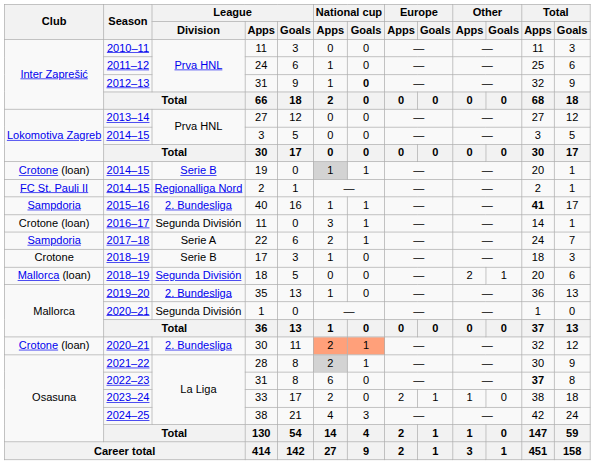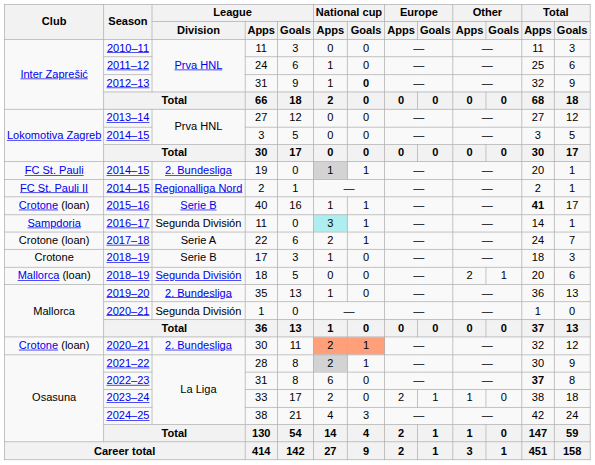(54, 170) Crotone (loan) -> (54, 170) FC St. Pauli
(198, 170) Serie B -> (198, 170) 2. Bundesliga
(54, 205) Sampdoria -> (54, 205) Crotone (loan)
(198, 205) 2. Bundesliga -> (198, 205) Serie B
(54, 223) Crotone (loan) -> (54, 223) Sampdoria
(330, 223) no background -> (330, 223) paleturquoise background
(54, 240) Sampdoria -> (54, 240) Crotone (loan)
